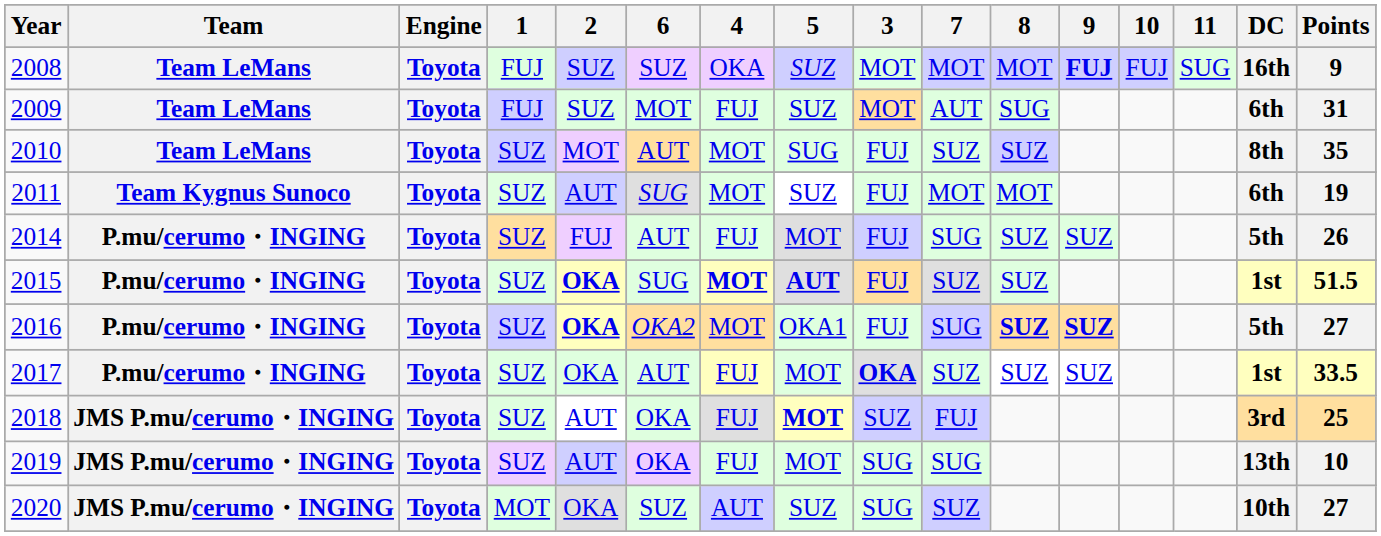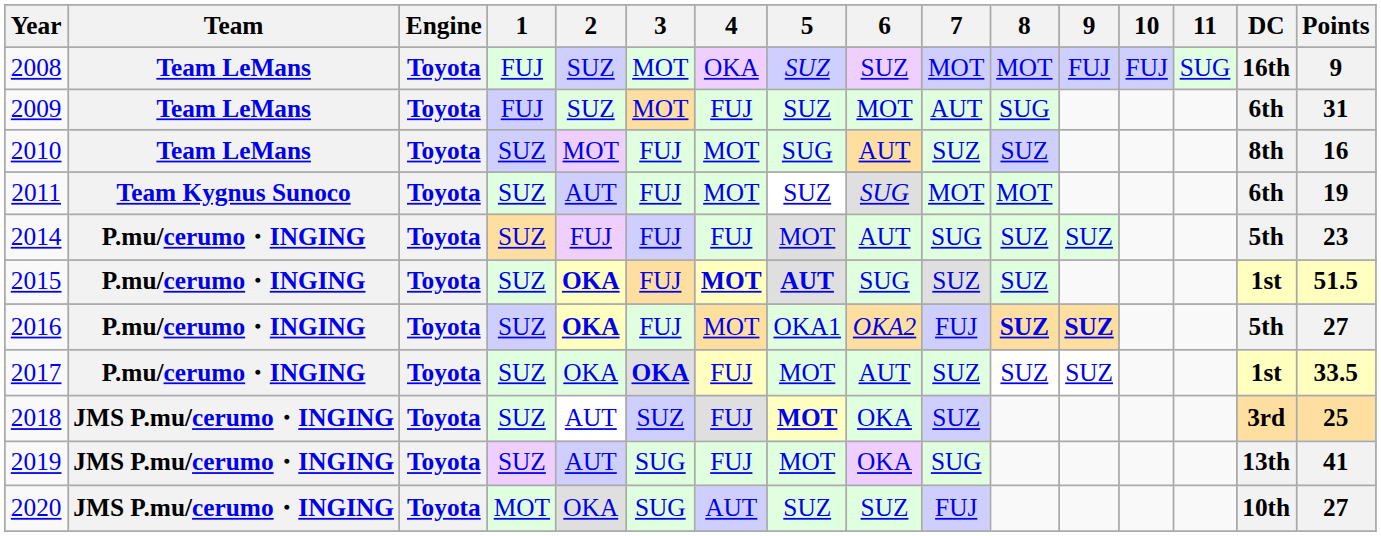columns swapped: (887, 25) <-> (663, 25)
(1089, 67) bold -> (1089, 67) normal
(1336, 151) 35 -> (1336, 151) 16
(1336, 236) 26 -> (1336, 236) 23
(956, 327) SUG -> (956, 327) FUJ
(956, 417) FUJ -> (956, 417) SUZ
(1336, 463) 10 -> (1336, 463) 41
(956, 508) SUZ -> (956, 508) FUJ
